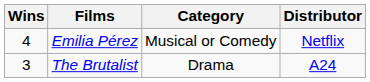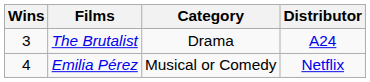rows swapped: (95, 41) <-> (95, 65)
